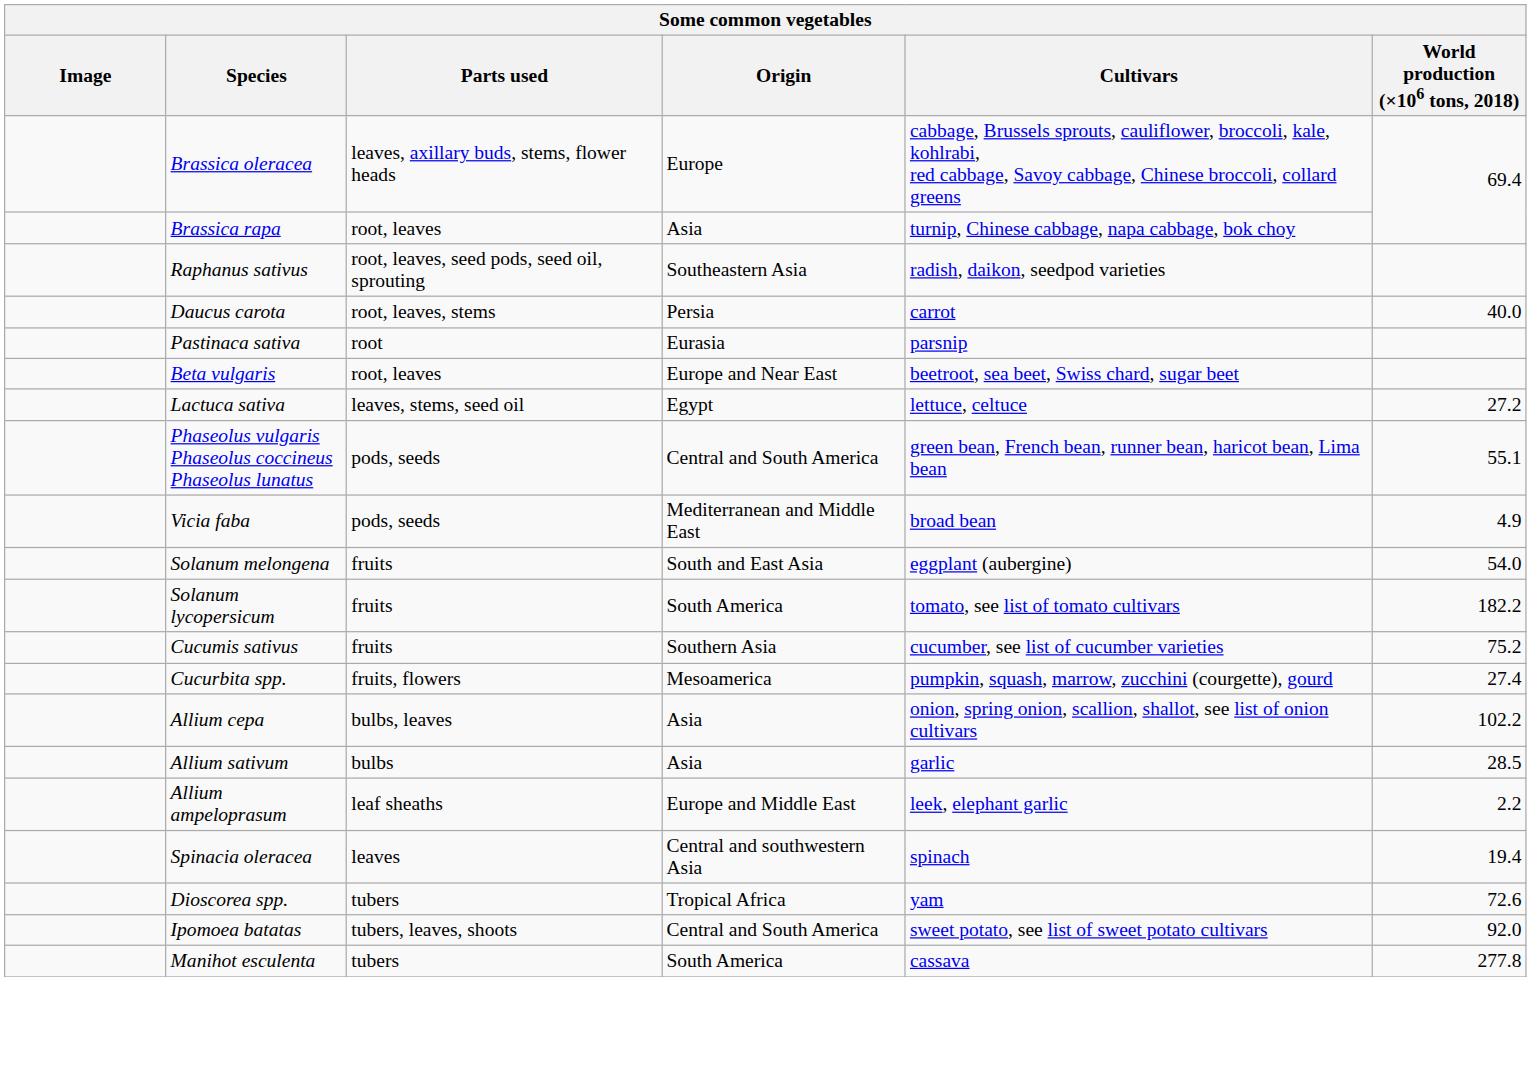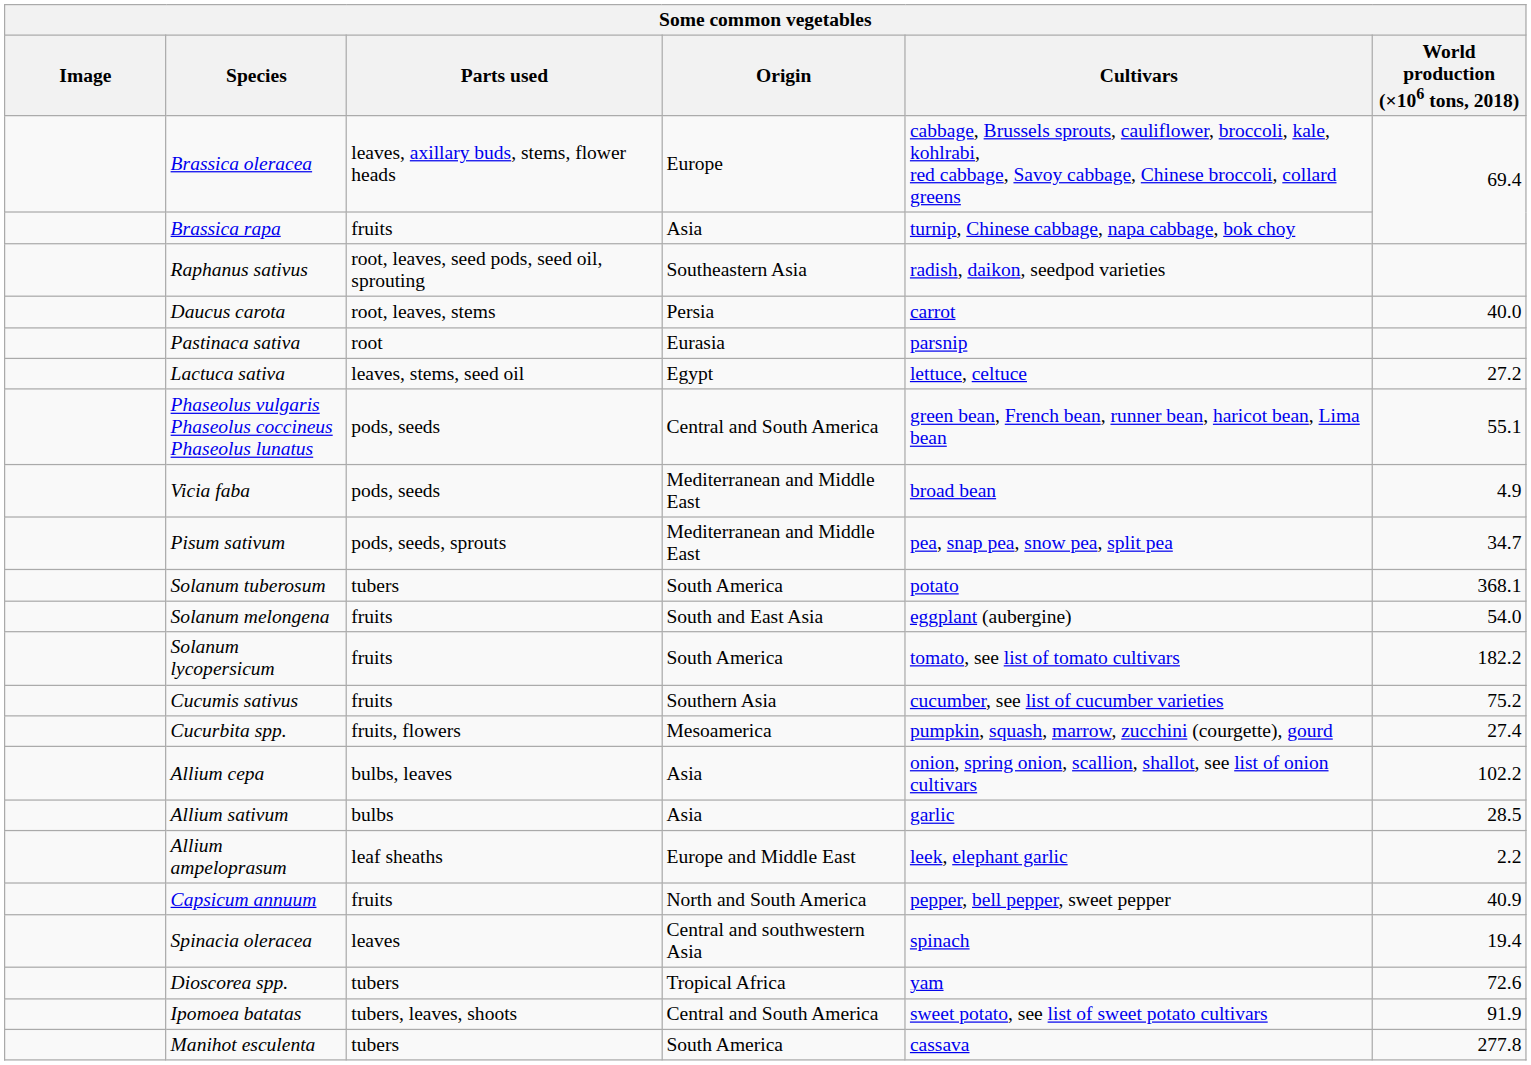(396, 227) root, leaves -> (372, 227) fruits
- row: (223, 373)
+ row: (228, 543)
+ row: (248, 585)
+ row: (244, 898)
(1504, 929) 92.0 -> (1504, 1013) 91.9
